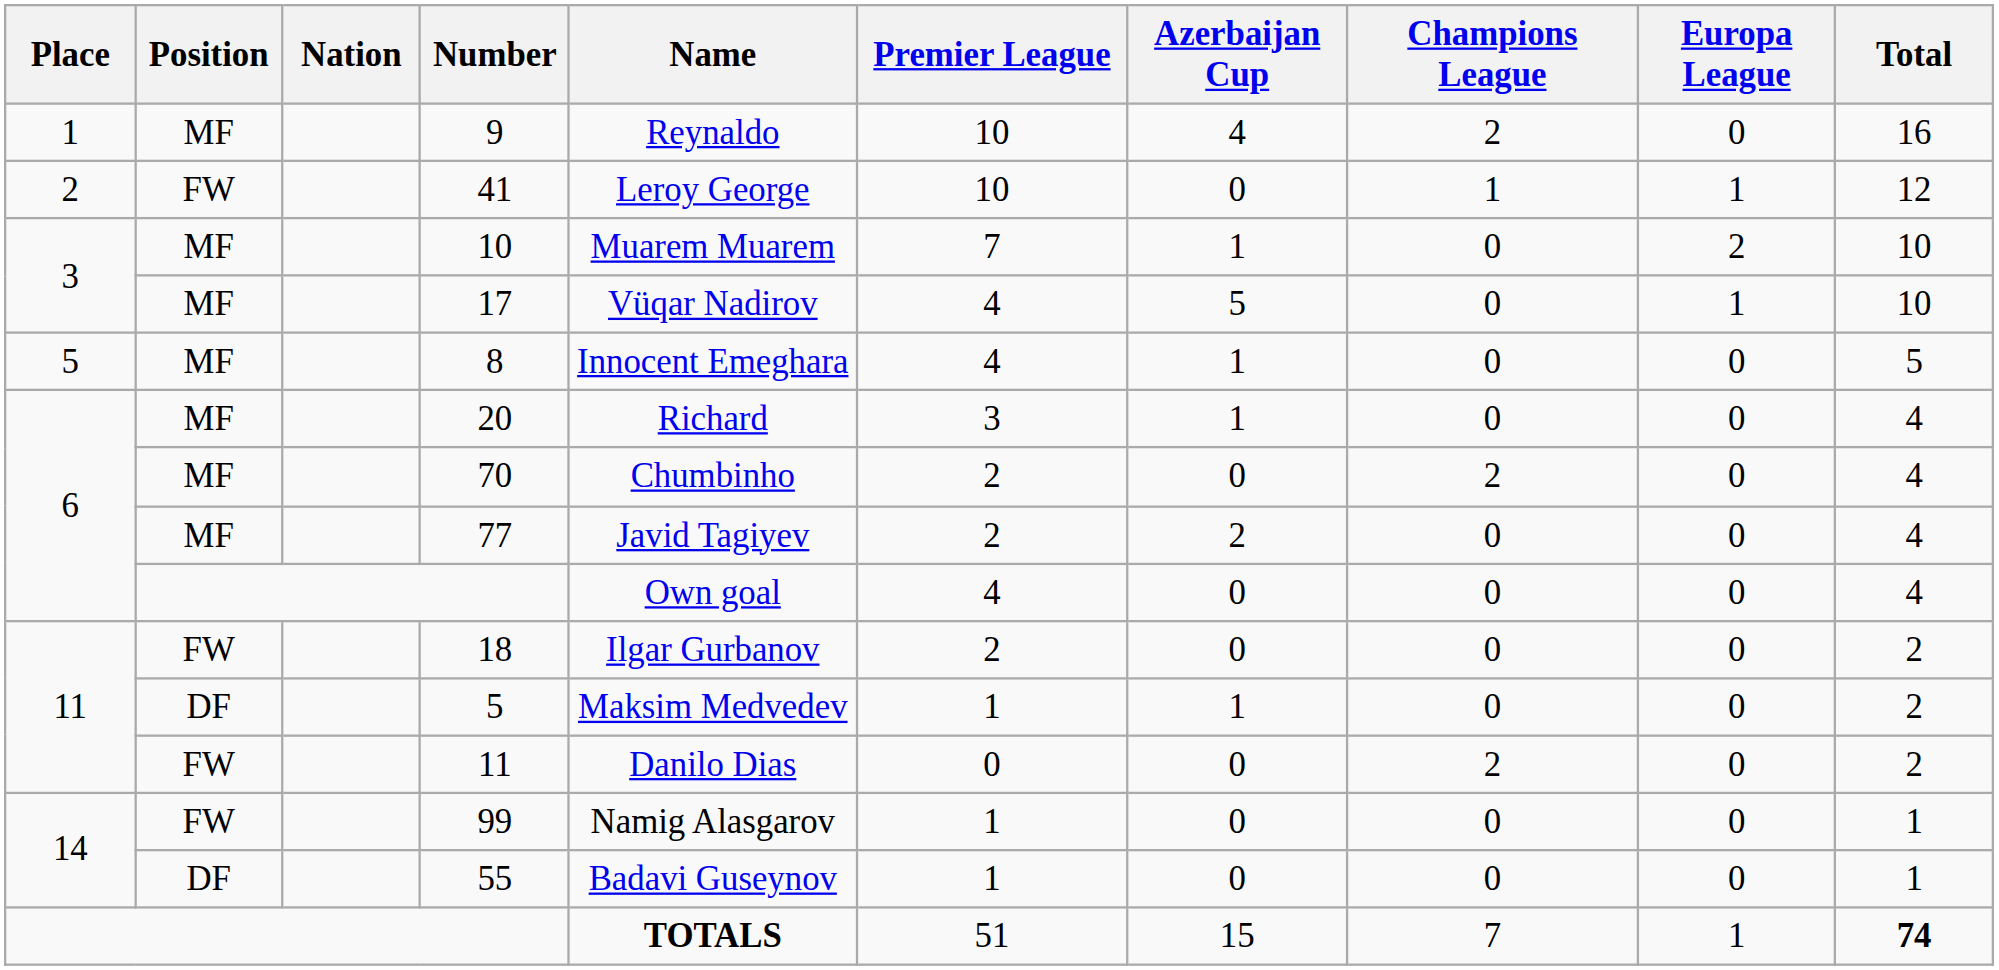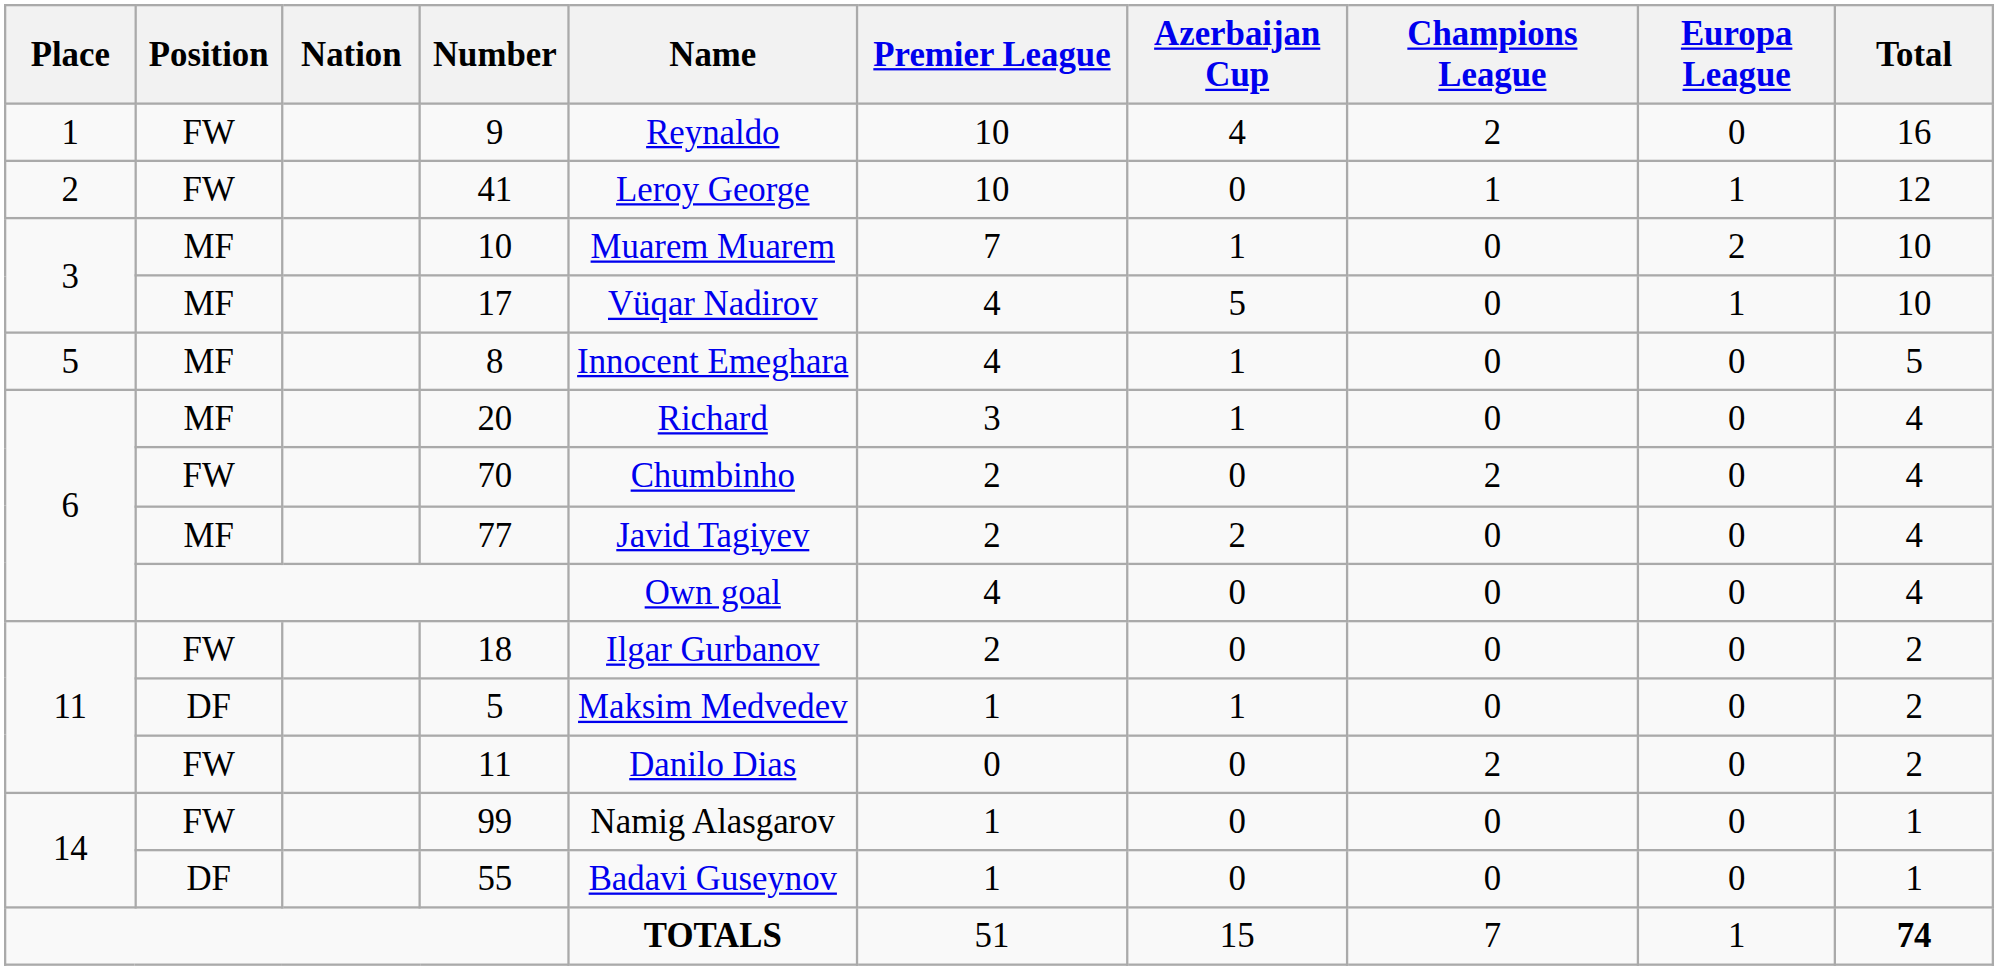(209, 131) MF -> (209, 131) FW
(209, 476) MF -> (209, 476) FW
